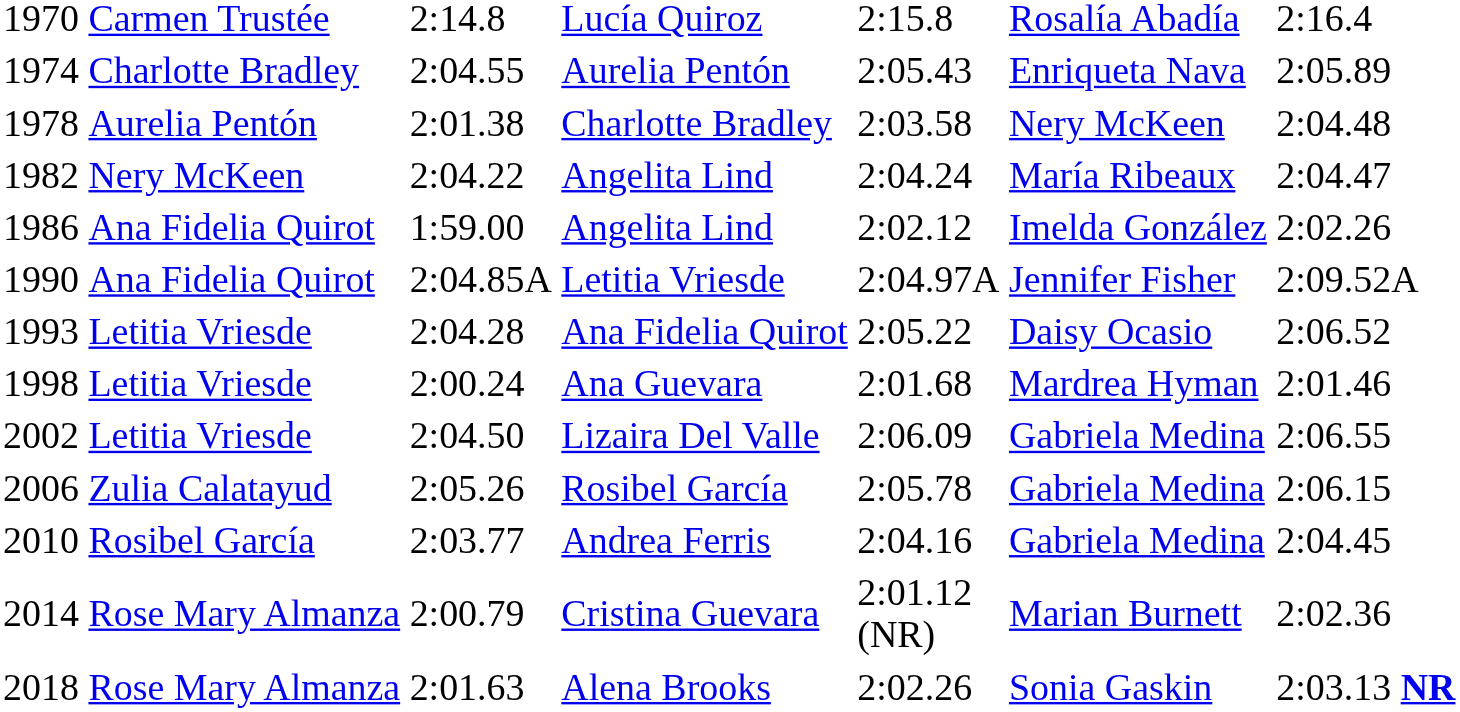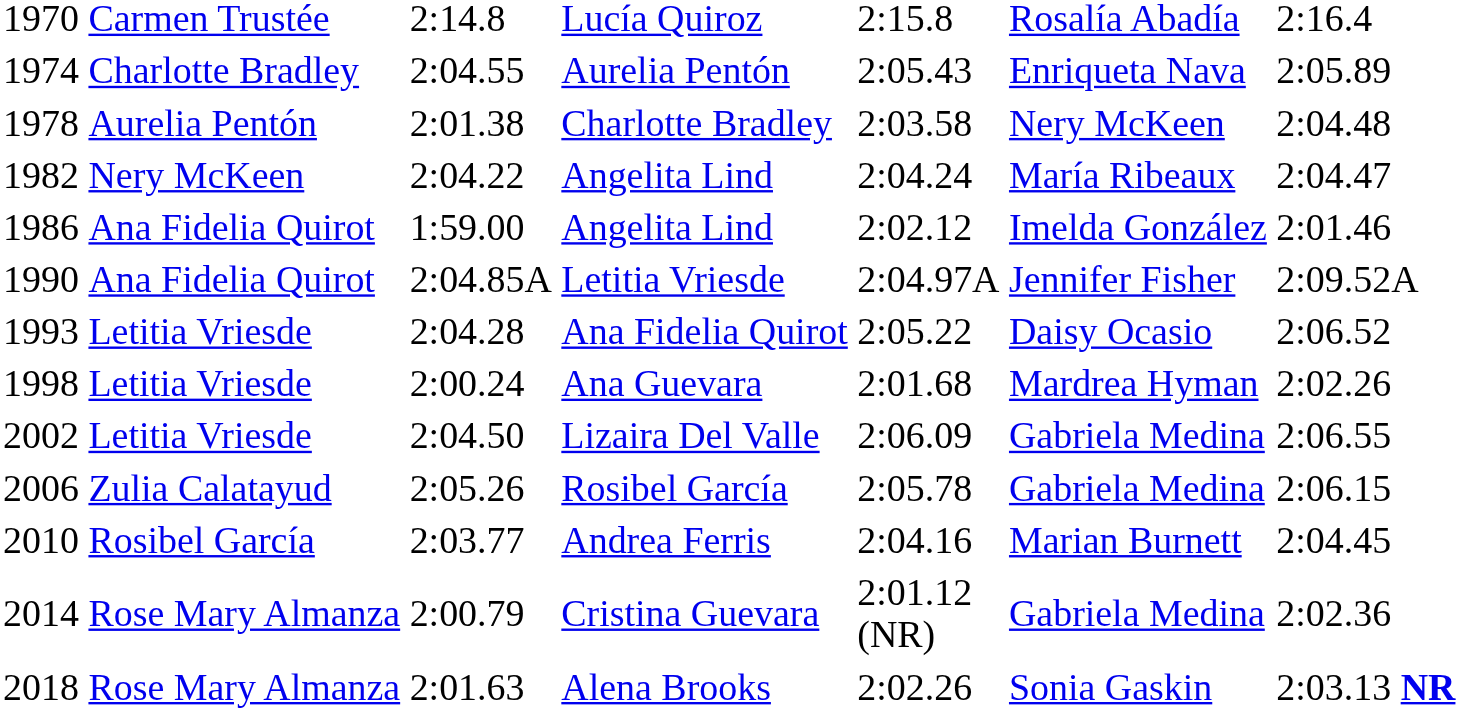(1334, 227) 2:02.26 -> (1334, 227) 2:01.46
(1334, 383) 2:01.46 -> (1334, 383) 2:02.26
(1137, 540) Gabriela Medina -> (1125, 540) Marian Burnett
(1125, 613) Marian Burnett -> (1137, 613) Gabriela Medina
